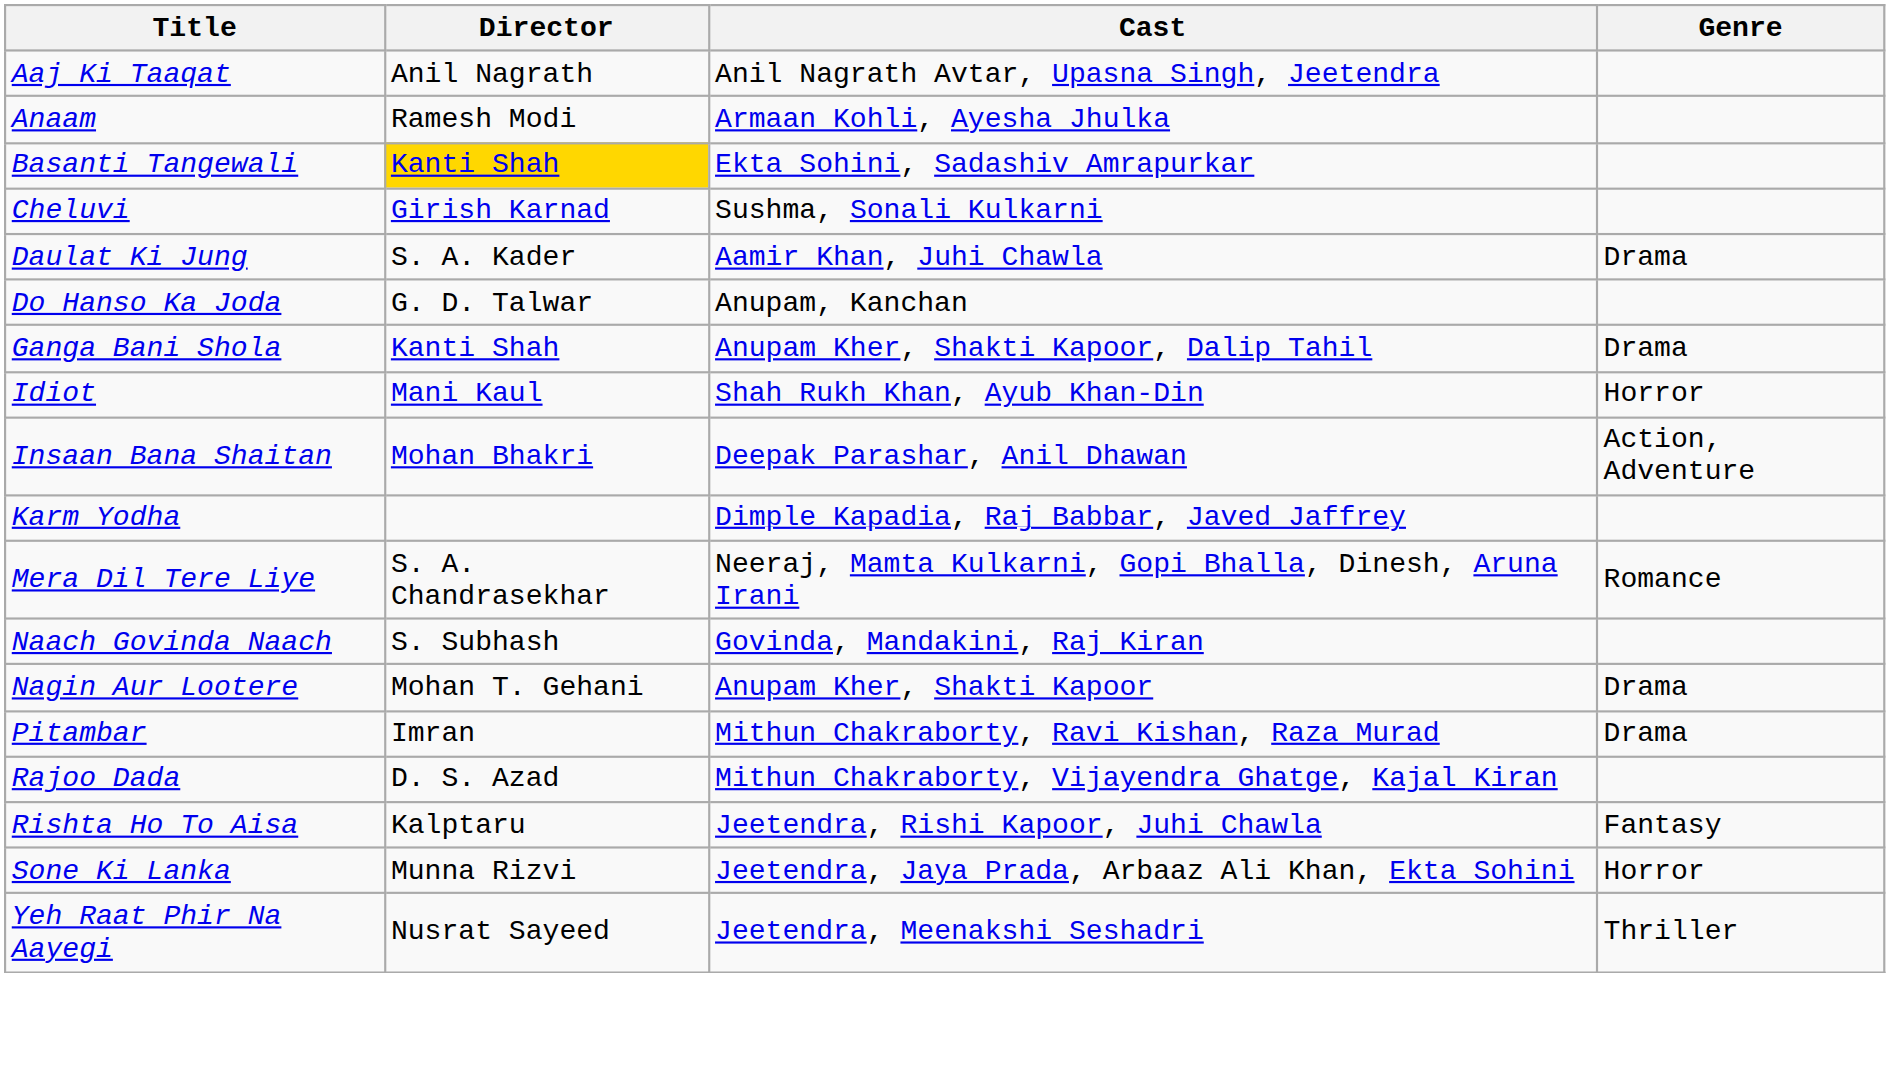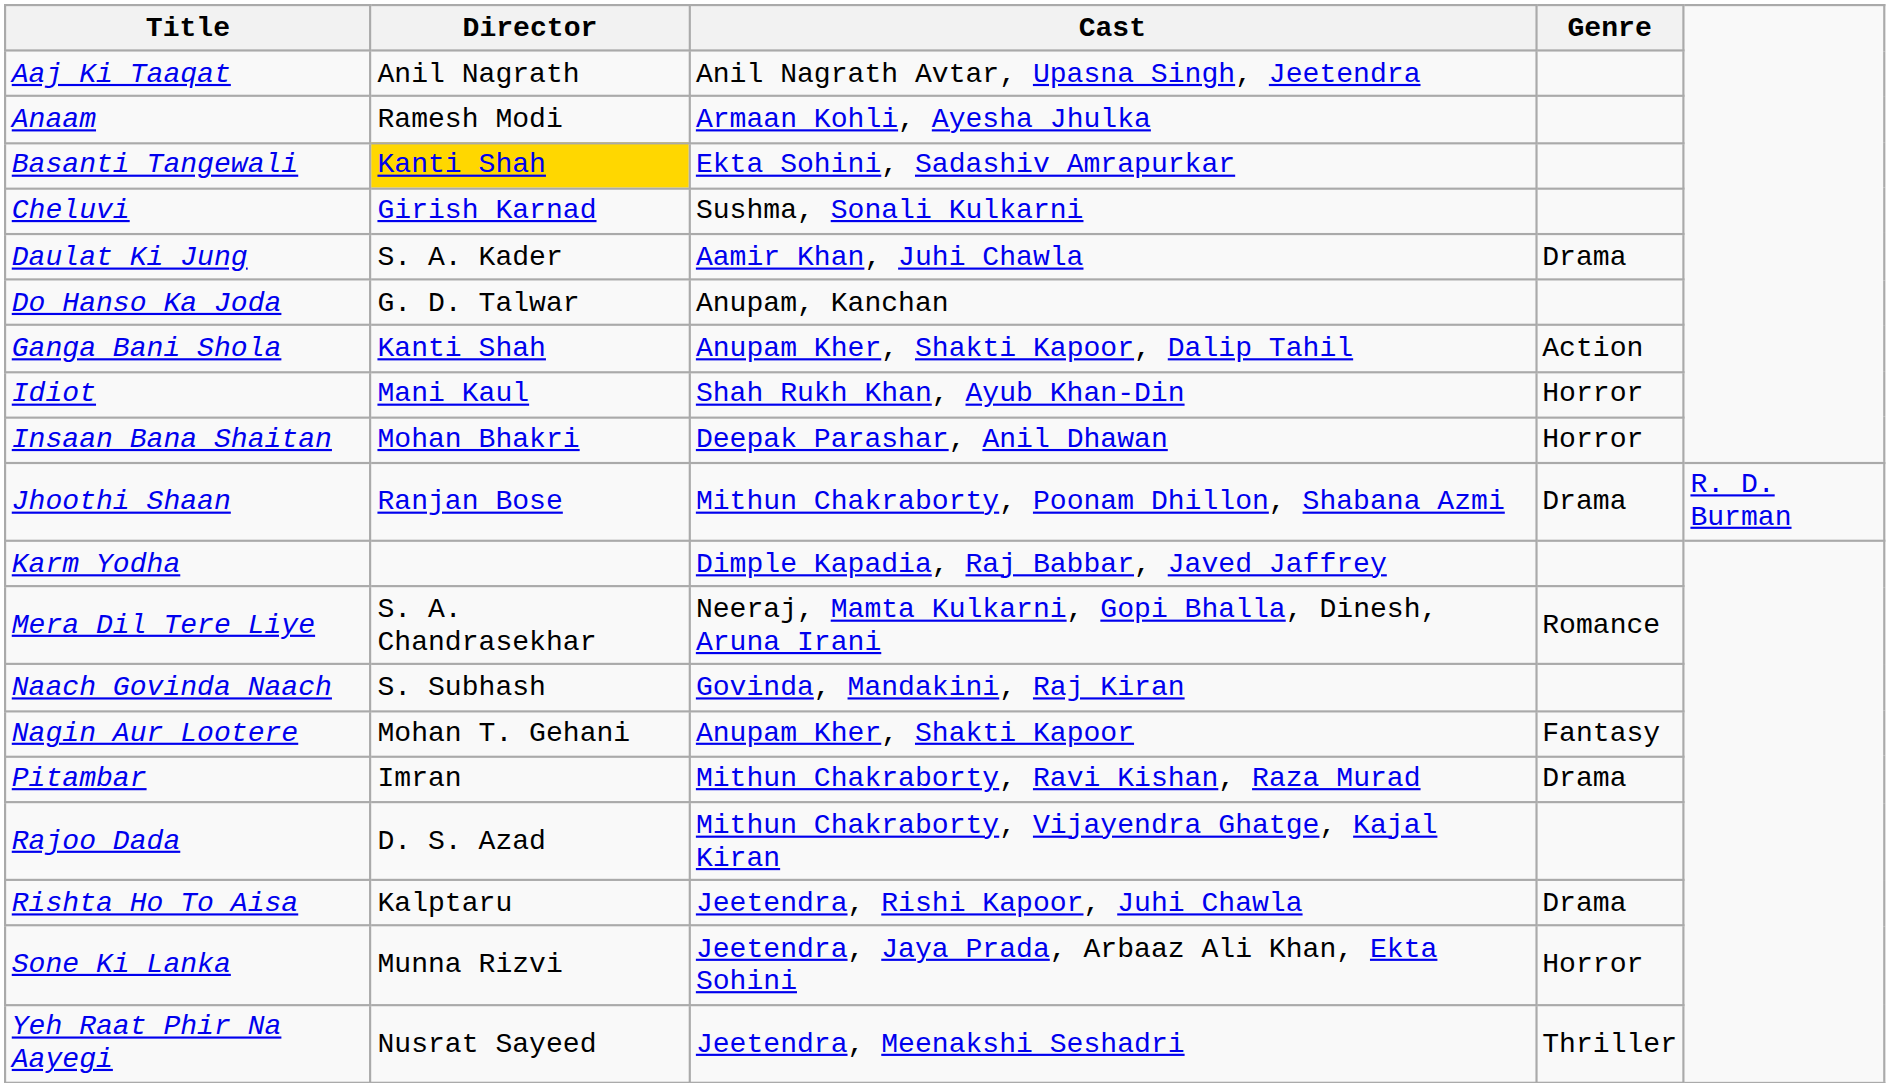(1646, 348) Drama -> (1593, 348) Action
(1679, 456) Action, Adventure -> (1593, 440) Horror
+ row: (121, 502)
(1646, 688) Drama -> (1601, 733) Fantasy
(1663, 825) Fantasy -> (1584, 903) Drama
